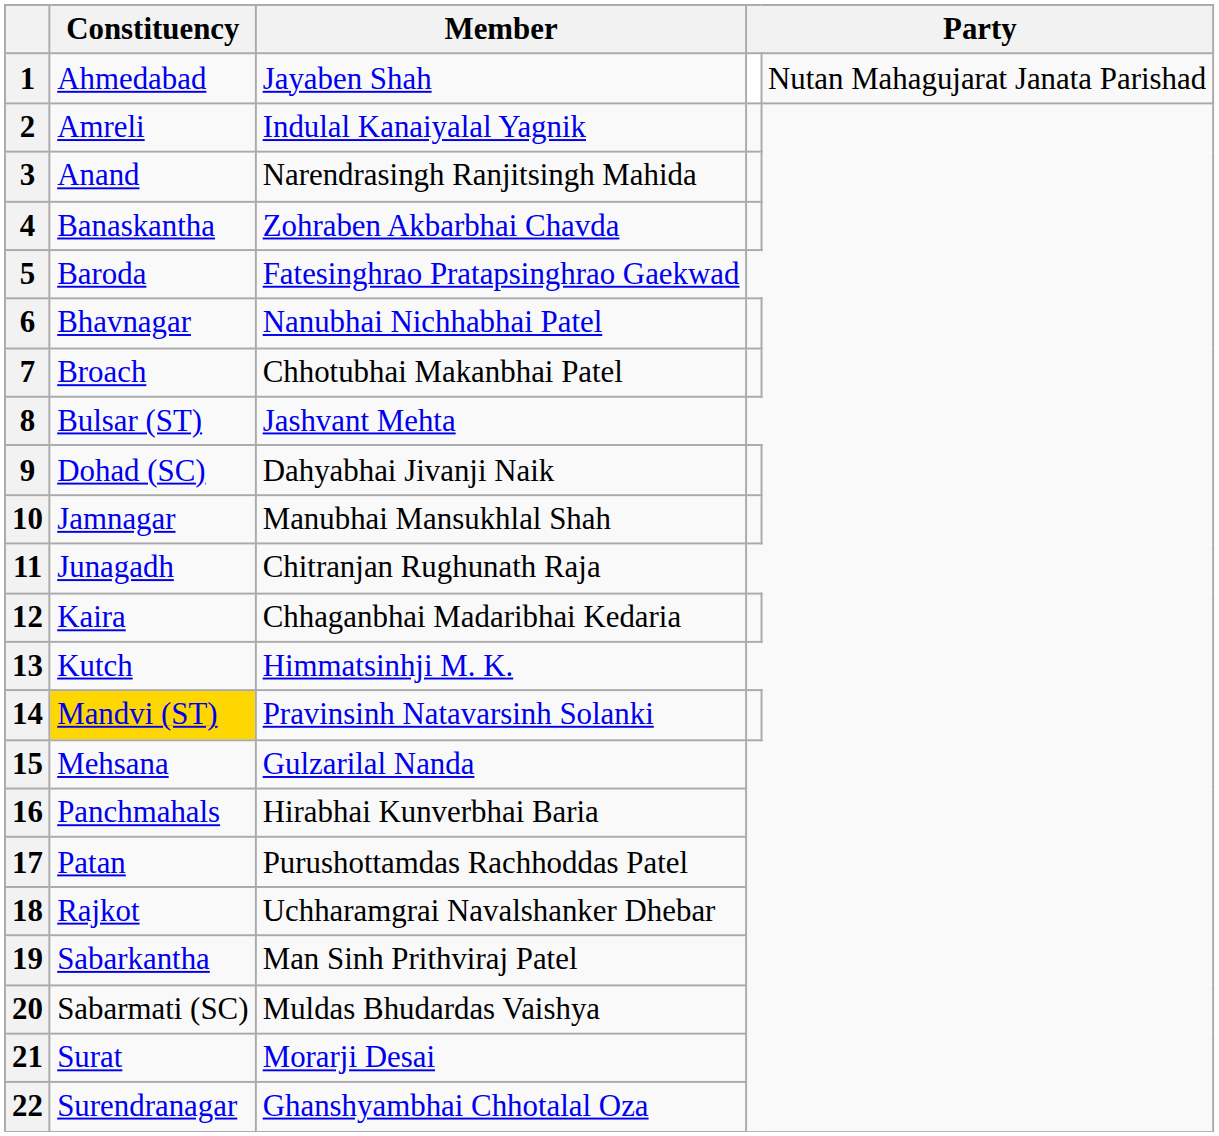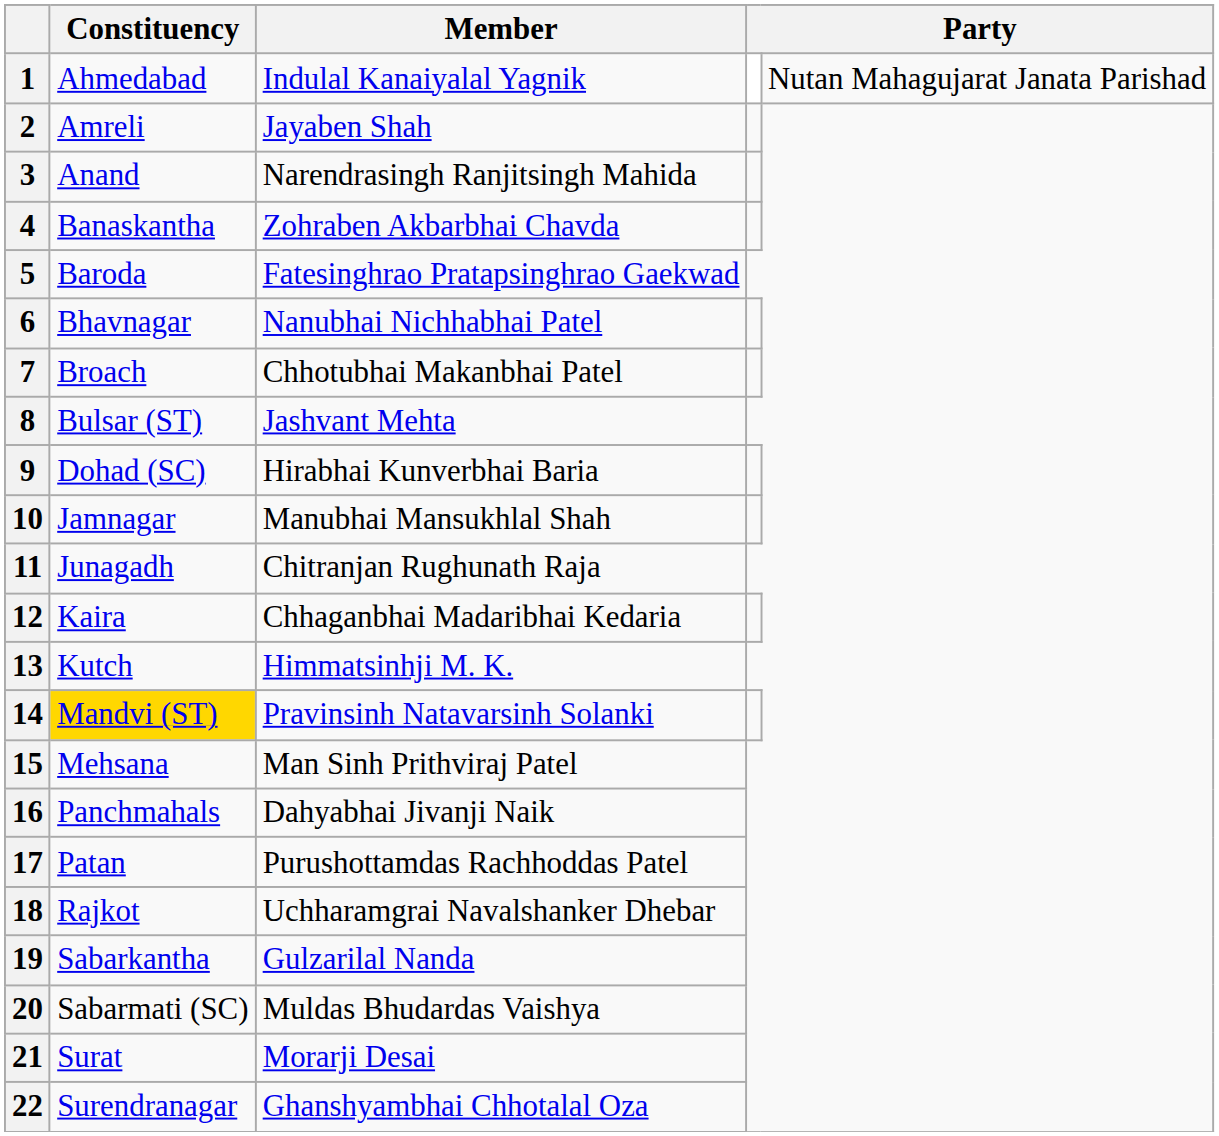(347, 77) Jayaben Shah -> (424, 77) Indulal Kanaiyalal Yagnik
(424, 126) Indulal Kanaiyalal Yagnik -> (347, 126) Jayaben Shah
(408, 469) Dahyabhai Jivanji Naik -> (431, 469) Hirabhai Kunverbhai Baria
(369, 763) Gulzarilal Nanda -> (420, 763) Man Sinh Prithviraj Patel
(431, 812) Hirabhai Kunverbhai Baria -> (408, 812) Dahyabhai Jivanji Naik
(420, 959) Man Sinh Prithviraj Patel -> (369, 959) Gulzarilal Nanda
